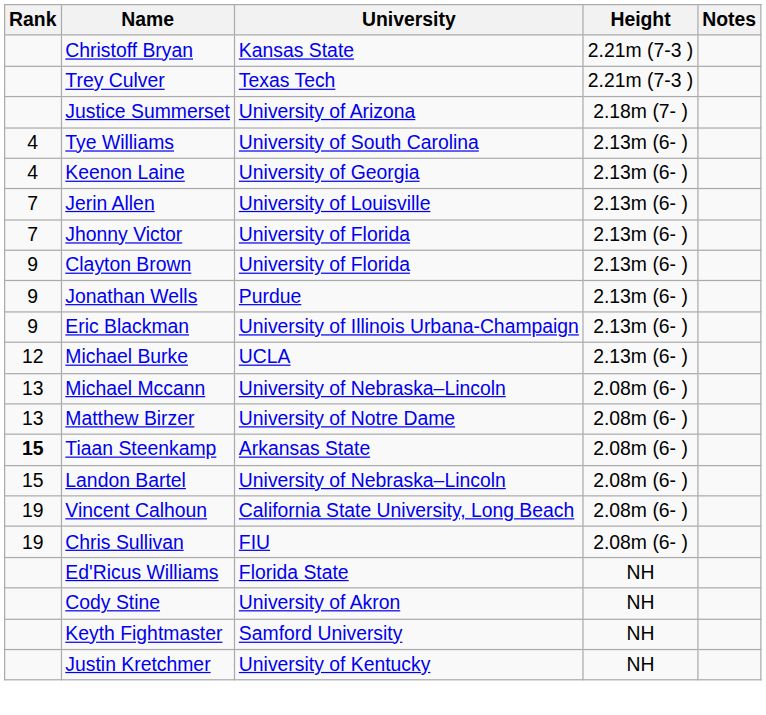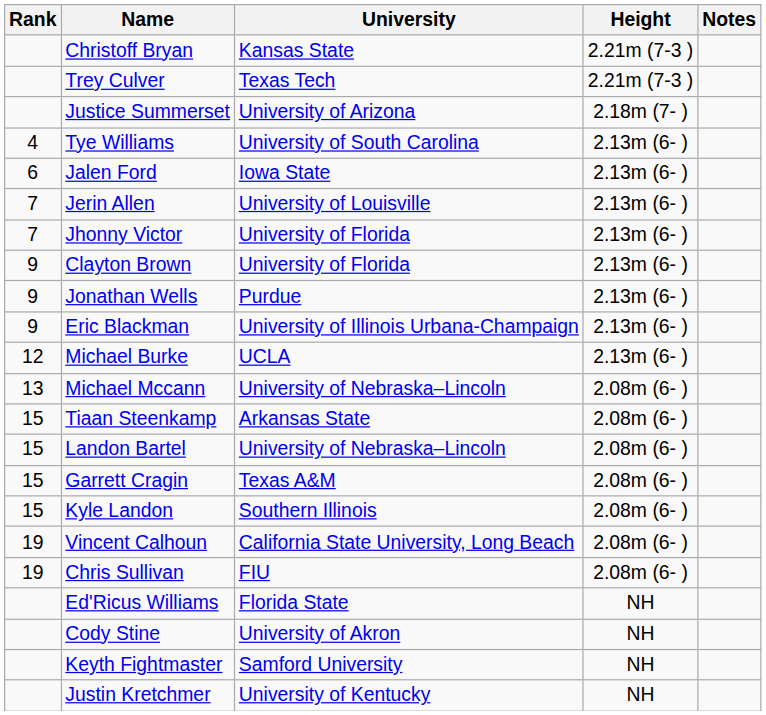- row: (125, 173)
+ row: (111, 173)
- row: (130, 419)
(33, 449) bold -> (33, 419) normal
+ row: (127, 480)
+ row: (119, 511)
